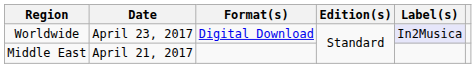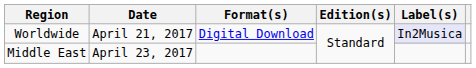(143, 34) April 23, 2017 -> (143, 34) April 21, 2017
(143, 53) April 21, 2017 -> (143, 53) April 23, 2017
